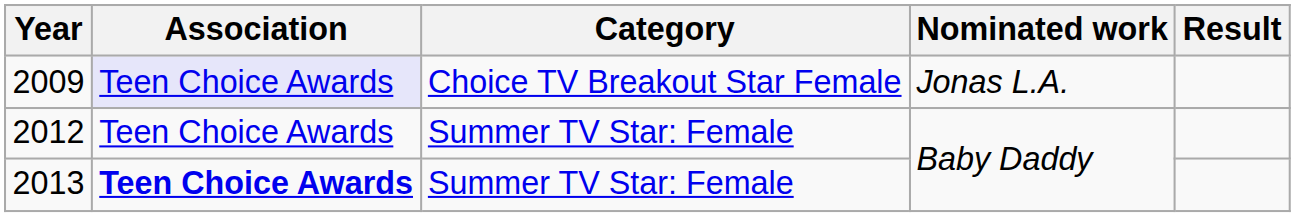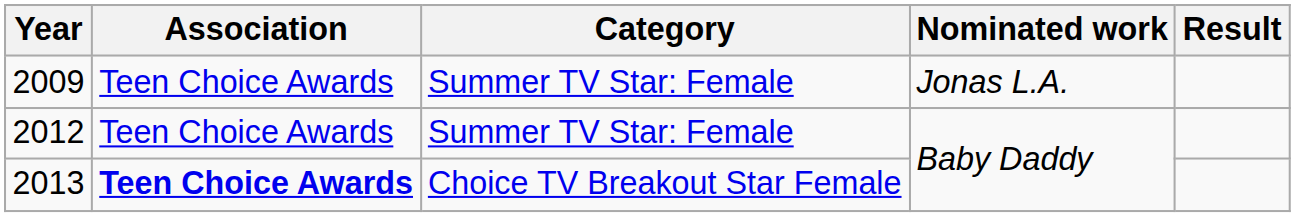(246, 81) lavender background -> (246, 81) no background
(665, 81) Choice TV Breakout Star Female -> (611, 81) Summer TV Star: Female
(611, 183) Summer TV Star: Female -> (665, 183) Choice TV Breakout Star Female
